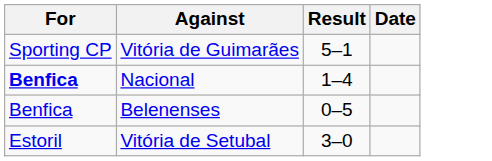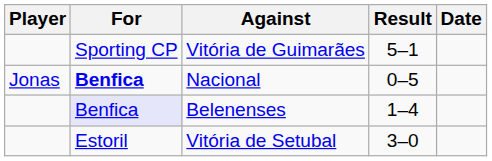+ column: (38, 19)
(337, 79) 1–4 -> (403, 79) 0–5
(41, 110) no background -> (107, 110) lavender background
(337, 110) 0–5 -> (403, 110) 1–4
